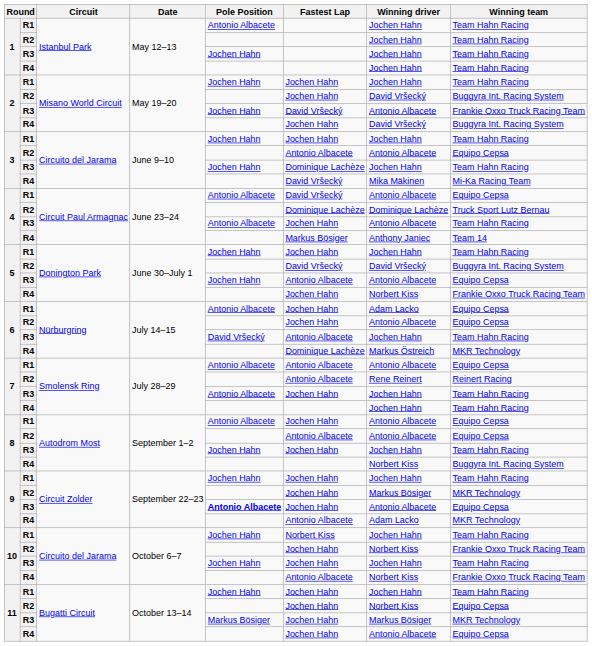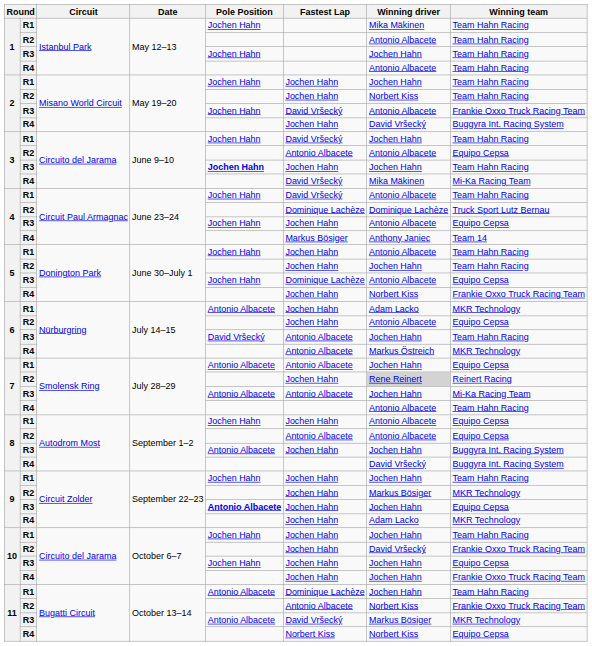(241, 25) Antonio Albacete -> (234, 25) Jochen Hahn
(395, 25) Jochen Hahn -> (397, 25) Mika Mäkinen
(395, 39) Jochen Hahn -> (403, 39) Antonio Albacete
(395, 68) Jochen Hahn -> (403, 68) Antonio Albacete
(397, 96) David Vršecký -> (394, 96) Norbert Kiss
(508, 96) Buggyra Int. Racing System -> (491, 96) Team Hahn Racing
(312, 138) Jochen Hahn -> (314, 138) David Vršecký
(234, 167) normal -> (236, 167) bold
(325, 167) Dominique Lachèze -> (312, 167) Jochen Hahn
(241, 195) Antonio Albacete -> (234, 195) Jochen Hahn
(481, 195) Equipo Cepsa -> (491, 195) Team Hahn Racing
(241, 223) Antonio Albacete -> (234, 223) Jochen Hahn
(491, 223) Team Hahn Racing -> (481, 223) Equipo Cepsa
(395, 252) Jochen Hahn -> (403, 252) Antonio Albacete
(314, 266) David Vršecký -> (312, 266) Jochen Hahn
(397, 266) David Vršecký -> (395, 266) Jochen Hahn
(508, 266) Buggyra Int. Racing System -> (491, 266) Team Hahn Racing
(319, 280) Antonio Albacete -> (325, 280) Dominique Lachèze
(481, 308) Equipo Cepsa -> (486, 308) MKR Technology
(325, 351) Dominique Lachèze -> (319, 351) Antonio Albacete
(403, 365) Antonio Albacete -> (395, 365) Jochen Hahn
(319, 379) Antonio Albacete -> (312, 379) Jochen Hahn
(395, 379) no background -> (395, 379) lightgrey background
(312, 393) Jochen Hahn -> (319, 393) Antonio Albacete
(491, 393) Team Hahn Racing -> (492, 393) Mi-Ka Racing Team
(395, 407) Jochen Hahn -> (403, 407) Antonio Albacete
(241, 421) Antonio Albacete -> (234, 421) Jochen Hahn
(234, 450) Jochen Hahn -> (241, 450) Antonio Albacete
(491, 450) Team Hahn Racing -> (508, 450) Buggyra Int. Racing System
(394, 464) Norbert Kiss -> (397, 464) David Vršecký
(403, 506) Antonio Albacete -> (395, 506) Jochen Hahn
(319, 520) Antonio Albacete -> (312, 520) Jochen Hahn
(310, 535) Norbert Kiss -> (312, 535) Jochen Hahn
(394, 549) Norbert Kiss -> (397, 549) David Vršecký
(491, 563) Team Hahn Racing -> (481, 563) Equipo Cepsa
(319, 577) Antonio Albacete -> (312, 577) Jochen Hahn
(394, 577) Norbert Kiss -> (395, 577) Jochen Hahn
(234, 591) Jochen Hahn -> (241, 591) Antonio Albacete
(312, 591) Jochen Hahn -> (325, 591) Dominique Lachèze
(312, 605) Jochen Hahn -> (319, 605) Antonio Albacete
(481, 605) Equipo Cepsa -> (519, 605) Frankie Oxxo Truck Racing Team
(239, 619) Markus Bösiger -> (241, 619) Antonio Albacete
(312, 619) Jochen Hahn -> (314, 619) David Vršecký
(312, 634) Jochen Hahn -> (310, 634) Norbert Kiss
(403, 634) Antonio Albacete -> (394, 634) Norbert Kiss
